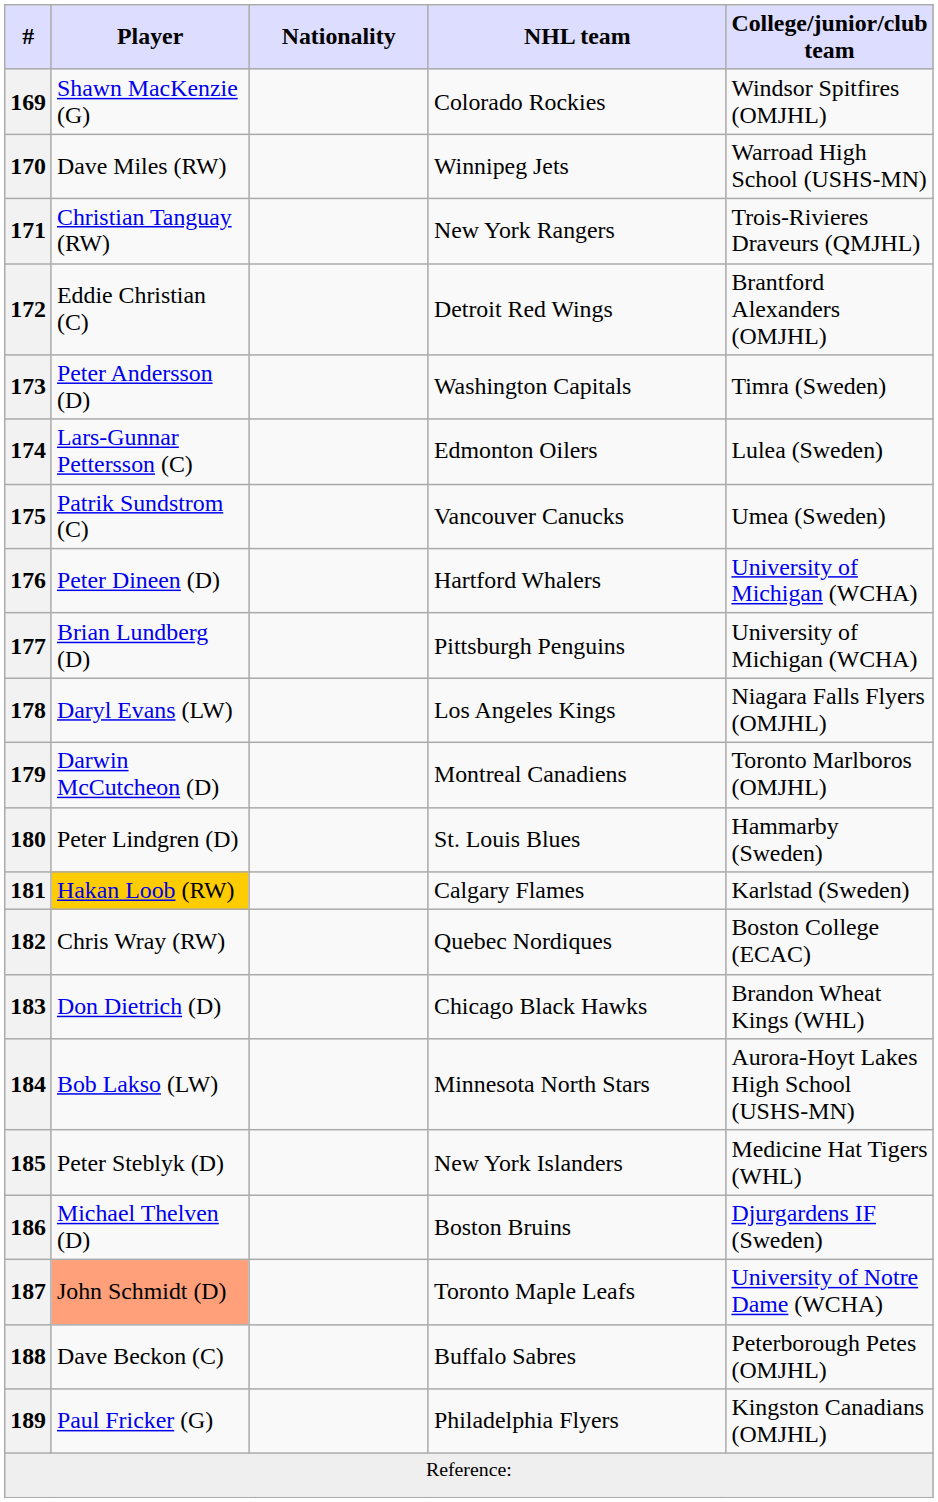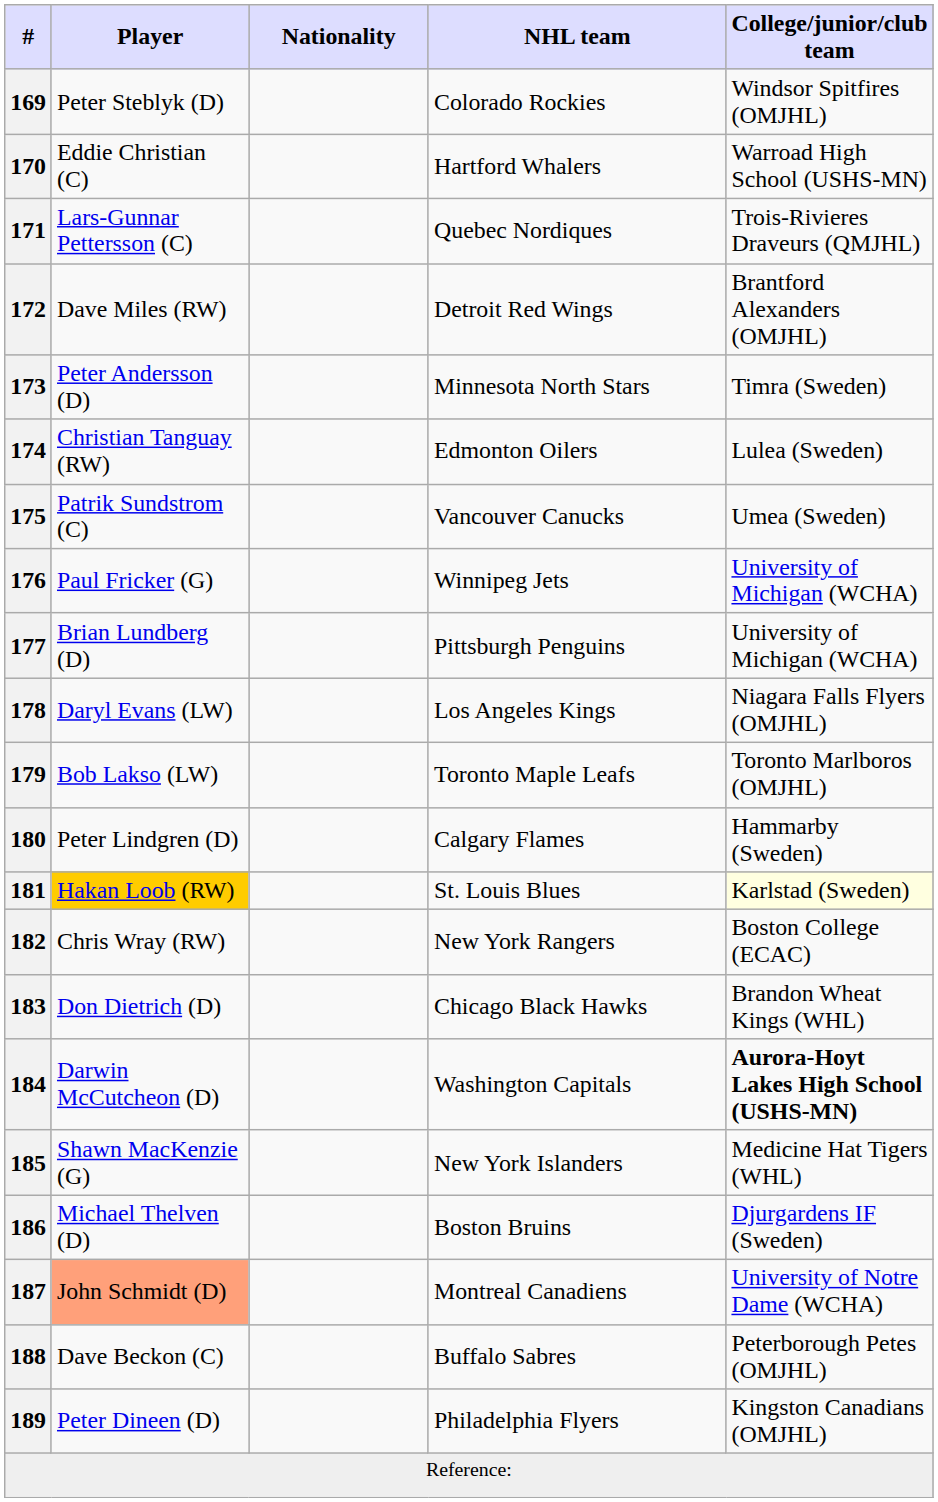(147, 101) Shawn MacKenzie (G) -> (140, 101) Peter Steblyk (D)
(142, 166) Dave Miles (RW) -> (131, 166) Eddie Christian (C)
(501, 166) Winnipeg Jets -> (518, 166) Hartford Whalers
(144, 230) Christian Tanguay (RW) -> (125, 230) Lars-Gunnar Pettersson (C)
(524, 230) New York Rangers -> (523, 230) Quebec Nordiques
(131, 308) Eddie Christian (C) -> (142, 308) Dave Miles (RW)
(533, 386) Washington Capitals -> (542, 386) Minnesota North Stars
(125, 451) Lars-Gunnar Pettersson (C) -> (144, 451) Christian Tanguay (RW)
(138, 580) Peter Dineen (D) -> (135, 580) Paul Fricker (G)
(518, 580) Hartford Whalers -> (501, 580) Winnipeg Jets
(138, 774) Darwin McCutcheon (D) -> (138, 774) Bob Lakso (LW)
(530, 774) Montreal Canadiens -> (534, 774) Toronto Maple Leafs
(507, 839) St. Louis Blues -> (509, 839) Calgary Flames
(509, 890) Calgary Flames -> (507, 890) St. Louis Blues
(820, 890) no background -> (820, 890) lightyellow background
(523, 941) Quebec Nordiques -> (524, 941) New York Rangers
(138, 1084) Bob Lakso (LW) -> (138, 1084) Darwin McCutcheon (D)
(542, 1084) Minnesota North Stars -> (533, 1084) Washington Capitals
(824, 1084) normal -> (827, 1084) bold
(140, 1162) Peter Steblyk (D) -> (147, 1162) Shawn MacKenzie (G)
(534, 1291) Toronto Maple Leafs -> (530, 1291) Montreal Canadiens
(135, 1420) Paul Fricker (G) -> (138, 1420) Peter Dineen (D)
